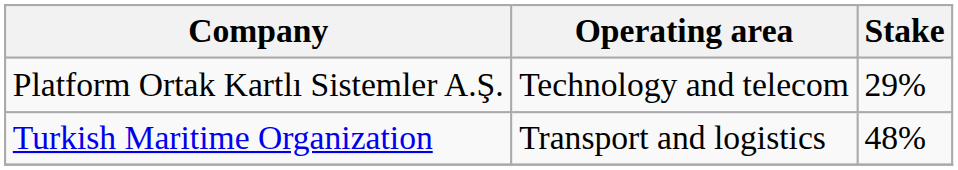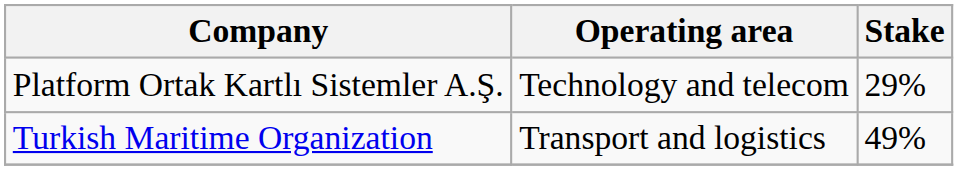(895, 137) 48% -> (895, 137) 49%
